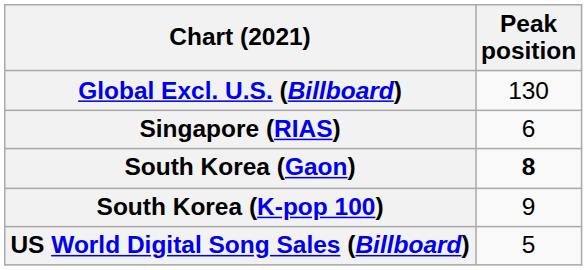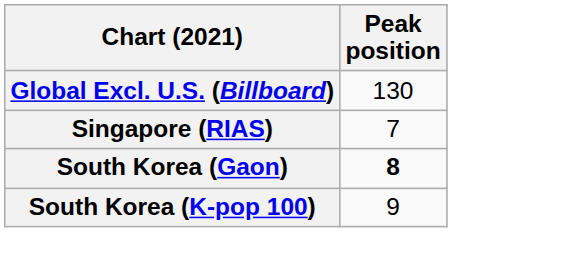(529, 129) 6 -> (393, 129) 7
- row: (240, 245)
